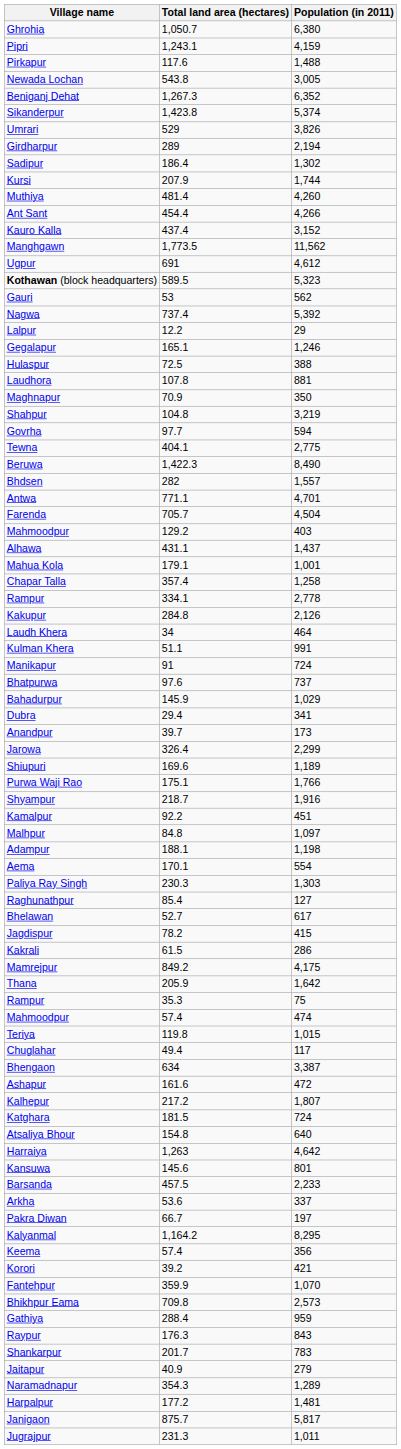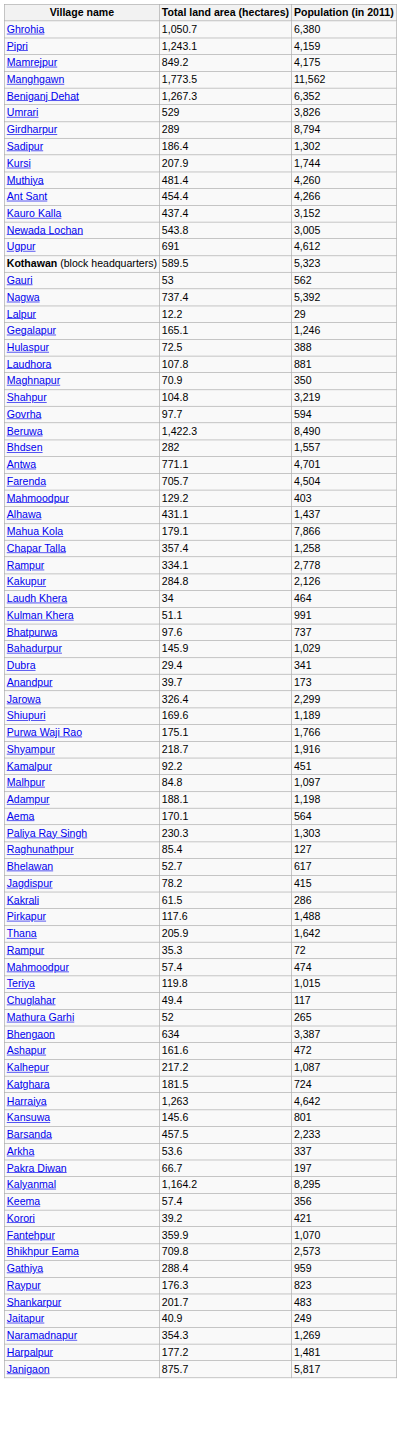rows swapped: (32, 967) <-> (26, 63)
rows swapped: (45, 79) <-> (36, 247)
- row: (35, 113)
(307, 146) 2,194 -> (307, 130) 8,794
- row: (22, 448)
(307, 565) 1,001 -> (307, 532) 7,866
- row: (31, 666)
(303, 866) 554 -> (303, 816) 564
(300, 1000) 75 -> (300, 950) 72
+ row: (41, 1017)
(307, 1101) 1,807 -> (307, 1067) 1,087
- row: (41, 1134)
(303, 1335) 843 -> (303, 1285) 823
(303, 1352) 783 -> (303, 1302) 483
(303, 1369) 279 -> (303, 1319) 249
(307, 1386) 1,289 -> (307, 1335) 1,269
- row: (29, 1436)
